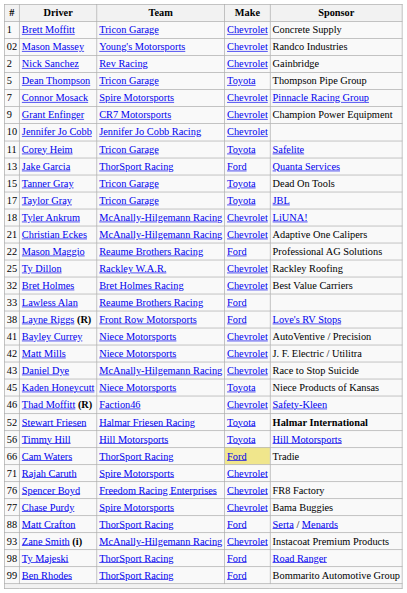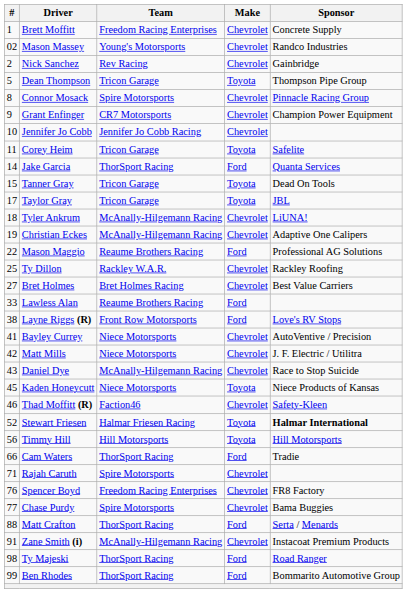(129, 30) Tricon Garage -> (158, 30) Freedom Racing Enterprises
(9, 98) 7 -> (9, 98) 8
(12, 166) 13 -> (12, 166) 14
(12, 234) 21 -> (12, 234) 19
(12, 285) 32 -> (12, 285) 27
(237, 456) khaki background -> (237, 456) no background
(12, 541) 93 -> (12, 541) 91
